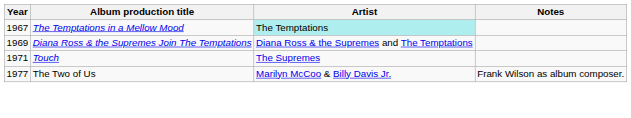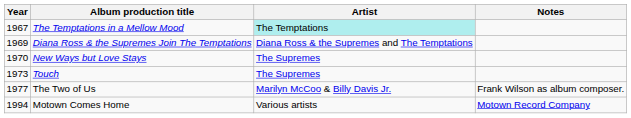+ row: (90, 58)
(17, 58) 1971 -> (17, 74) 1973
+ row: (81, 105)
